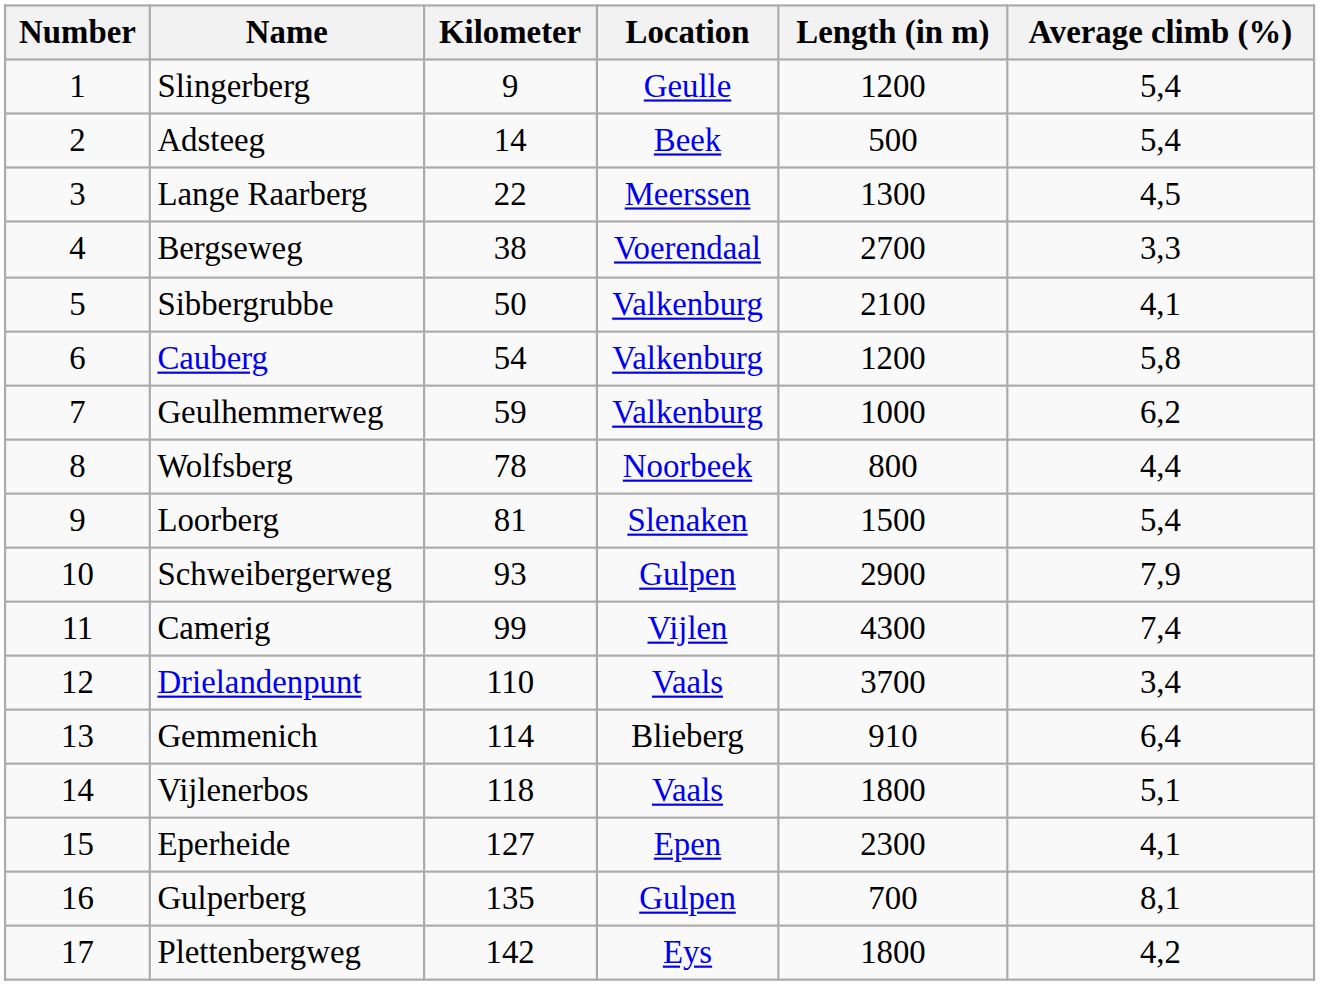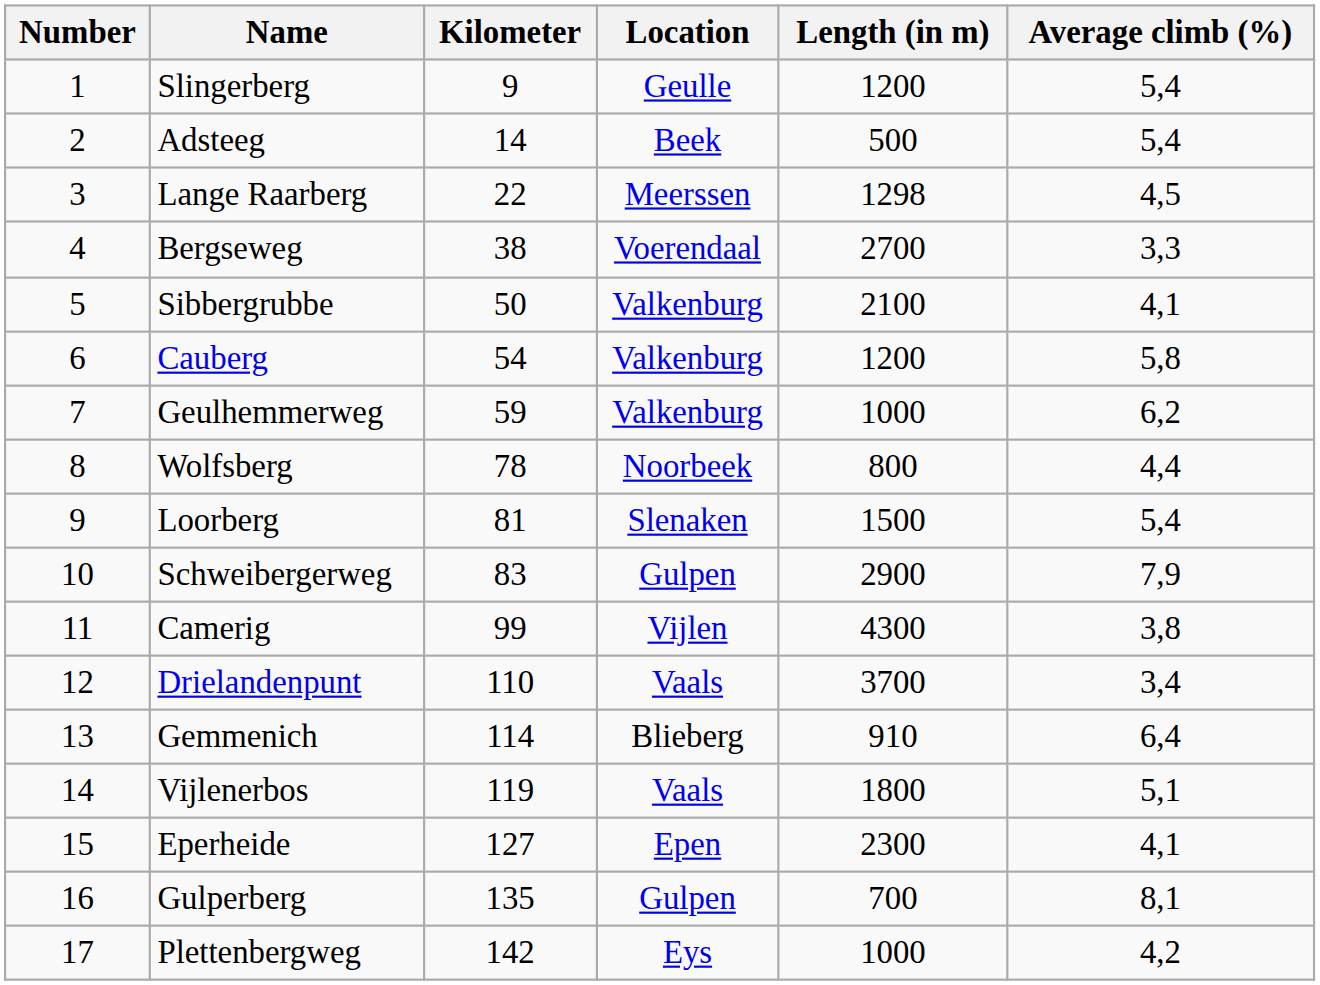(893, 194) 1300 -> (893, 194) 1298
(510, 573) 93 -> (510, 573) 83
(1160, 627) 7,4 -> (1160, 627) 3,8
(510, 790) 118 -> (510, 790) 119
(893, 952) 1800 -> (893, 952) 1000
